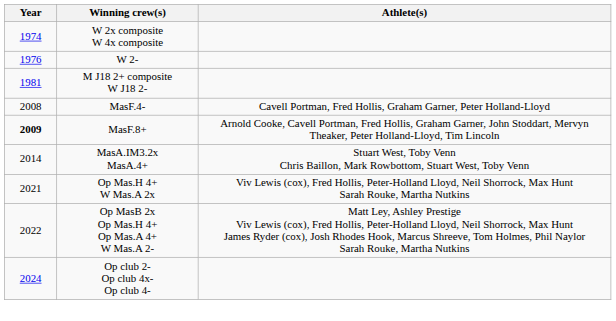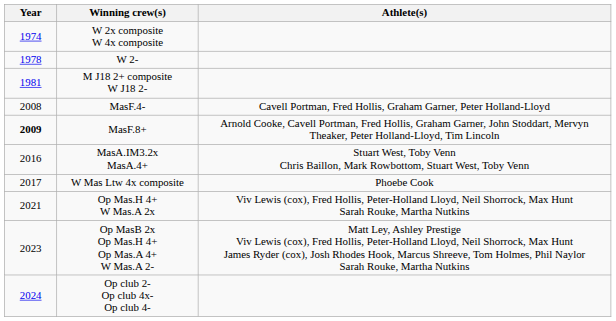(31, 59) 1976 -> (31, 59) 1978
(31, 159) 2014 -> (31, 159) 2016
+ row: (127, 182)
(31, 230) 2022 -> (31, 247) 2023
